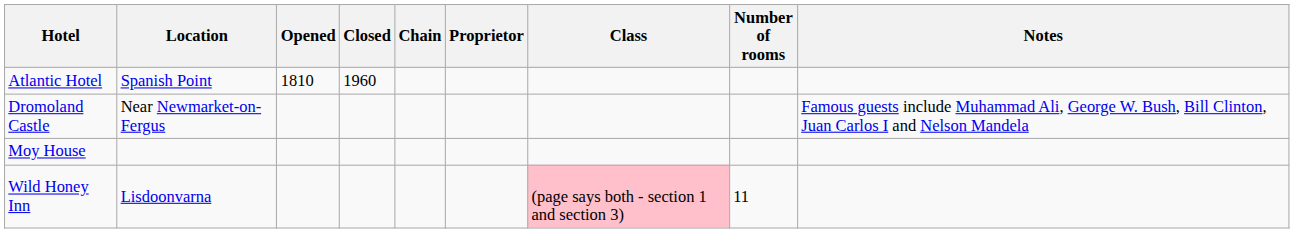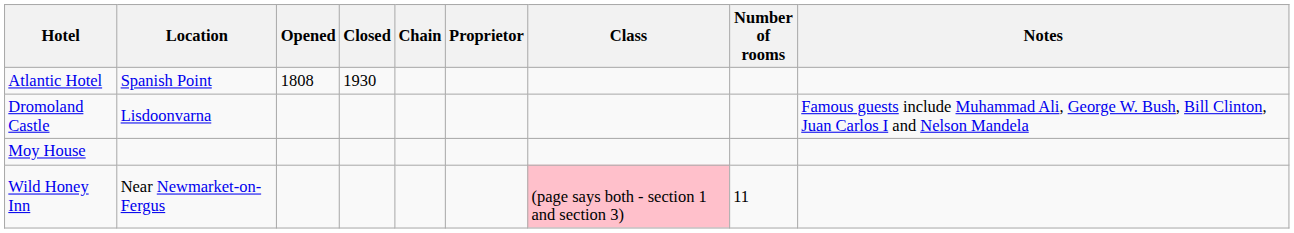(297, 80) 1810 -> (297, 80) 1808
(360, 80) 1960 -> (360, 80) 1930
(191, 116) Near Newmarket-on-Fergus -> (166, 116) Lisdoonvarna
(166, 196) Lisdoonvarna -> (191, 196) Near Newmarket-on-Fergus
